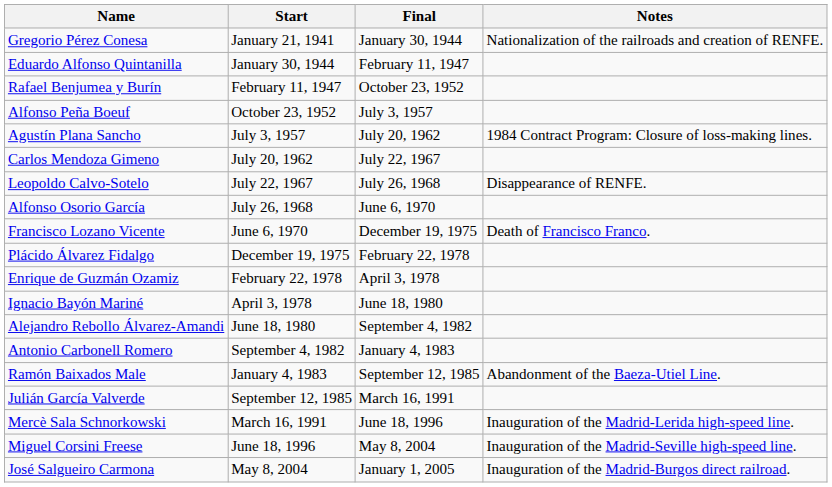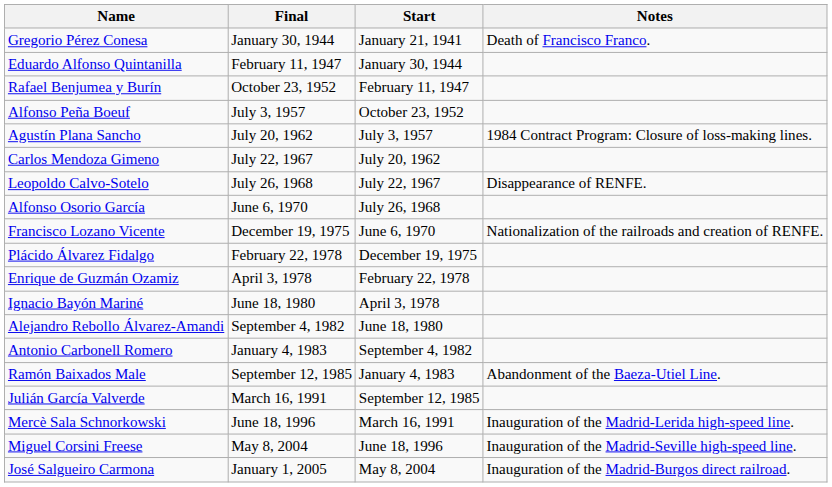columns swapped: (292, 16) <-> (419, 16)
(655, 40) Nationalization of the railroads and creation of RENFE. -> (568, 40) Death of Francisco Franco.
(568, 231) Death of Francisco Franco. -> (655, 231) Nationalization of the railroads and creation of RENFE.
